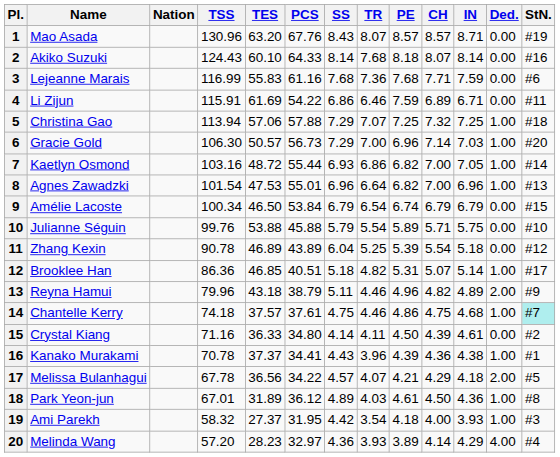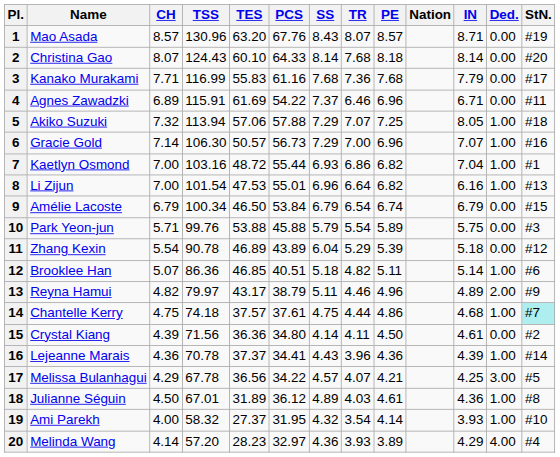columns swapped: (174, 15) <-> (438, 15)
(69, 57) Akiko Suzuki -> (71, 57) Christina Gao
(536, 57) #16 -> (536, 57) #20
(80, 79) Lejeanne Marais -> (84, 79) Kanako Murakami
(470, 79) 7.59 -> (470, 79) 7.79
(532, 79) #6 -> (536, 79) #17
(52, 100) Li Zijun -> (79, 100) Agnes Zawadzki
(341, 100) 6.86 -> (325, 100) 7.37
(406, 100) 7.59 -> (390, 100) 6.96
(71, 121) Christina Gao -> (69, 121) Akiko Suzuki
(470, 121) 7.25 -> (470, 121) 8.05
(470, 143) 7.03 -> (470, 143) 7.07
(536, 143) #20 -> (536, 143) #16
(470, 164) 7.05 -> (470, 164) 7.04
(536, 164) #14 -> (532, 164) #1
(79, 185) Agnes Zawadzki -> (52, 185) Li Zijun
(470, 185) 6.96 -> (470, 185) 6.16
(78, 228) Julianne Séguin -> (72, 228) Park Yeon-jun
(536, 228) #10 -> (532, 228) #3
(373, 249) 5.25 -> (358, 249) 5.29
(406, 270) 5.31 -> (390, 270) 5.11
(536, 270) #17 -> (532, 270) #6
(218, 292) 79.96 -> (202, 292) 79.97
(265, 292) 43.18 -> (249, 292) 43.17
(373, 313) 4.46 -> (358, 313) 4.44
(218, 334) 71.16 -> (202, 334) 71.56
(265, 334) 36.33 -> (249, 334) 36.36
(84, 356) Kanako Murakami -> (80, 356) Lejeanne Marais
(406, 356) 4.39 -> (390, 356) 4.36
(470, 356) 4.38 -> (470, 356) 4.39
(532, 356) #1 -> (536, 356) #14
(470, 377) 4.18 -> (470, 377) 4.25
(503, 377) 2.00 -> (503, 377) 3.00
(72, 398) Park Yeon-jun -> (78, 398) Julianne Séguin
(341, 420) 4.42 -> (325, 420) 4.32
(406, 420) 4.18 -> (390, 420) 4.14
(532, 420) #3 -> (536, 420) #10
